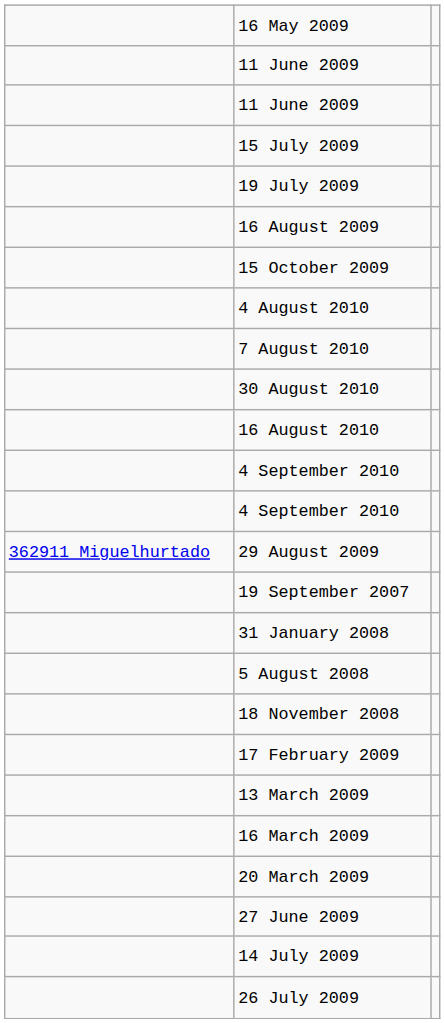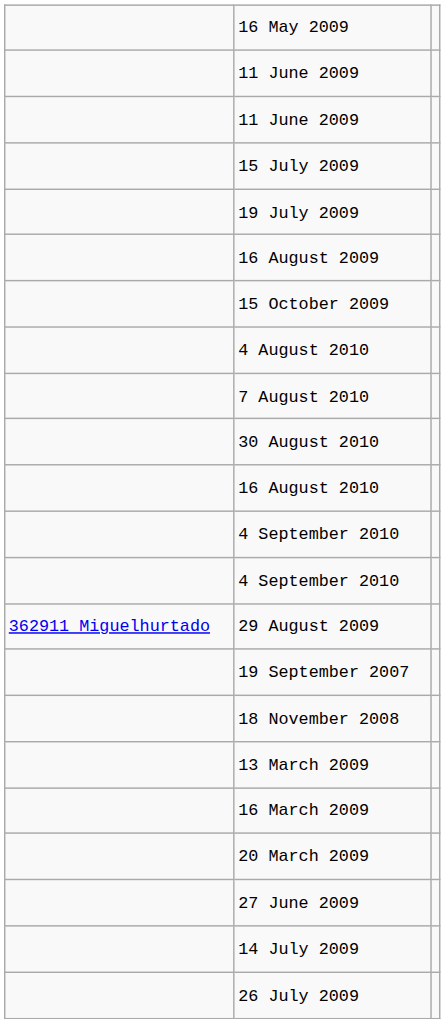- row: (119, 633)
- row: (119, 673)
- row: (119, 754)
